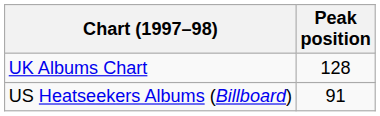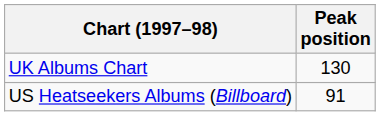(336, 67) 128 -> (336, 67) 130
